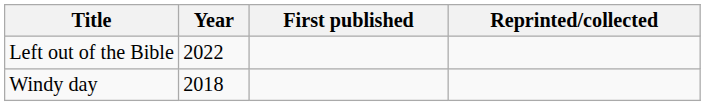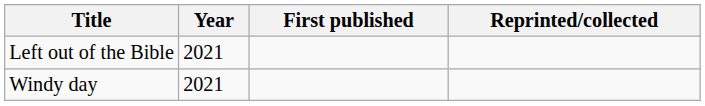(203, 52) 2022 -> (203, 52) 2021
(203, 84) 2018 -> (203, 84) 2021
